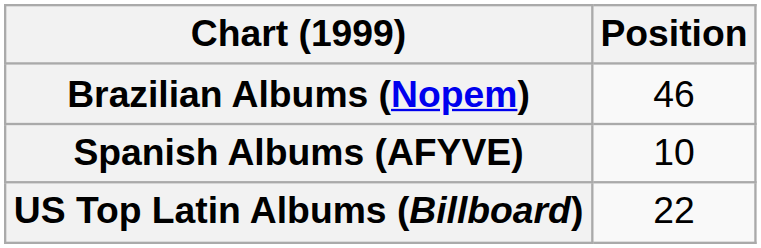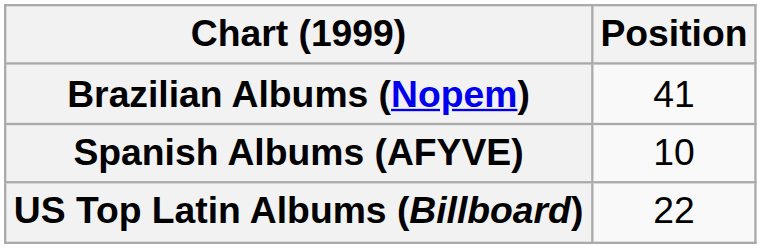(674, 93) 46 -> (674, 93) 41
